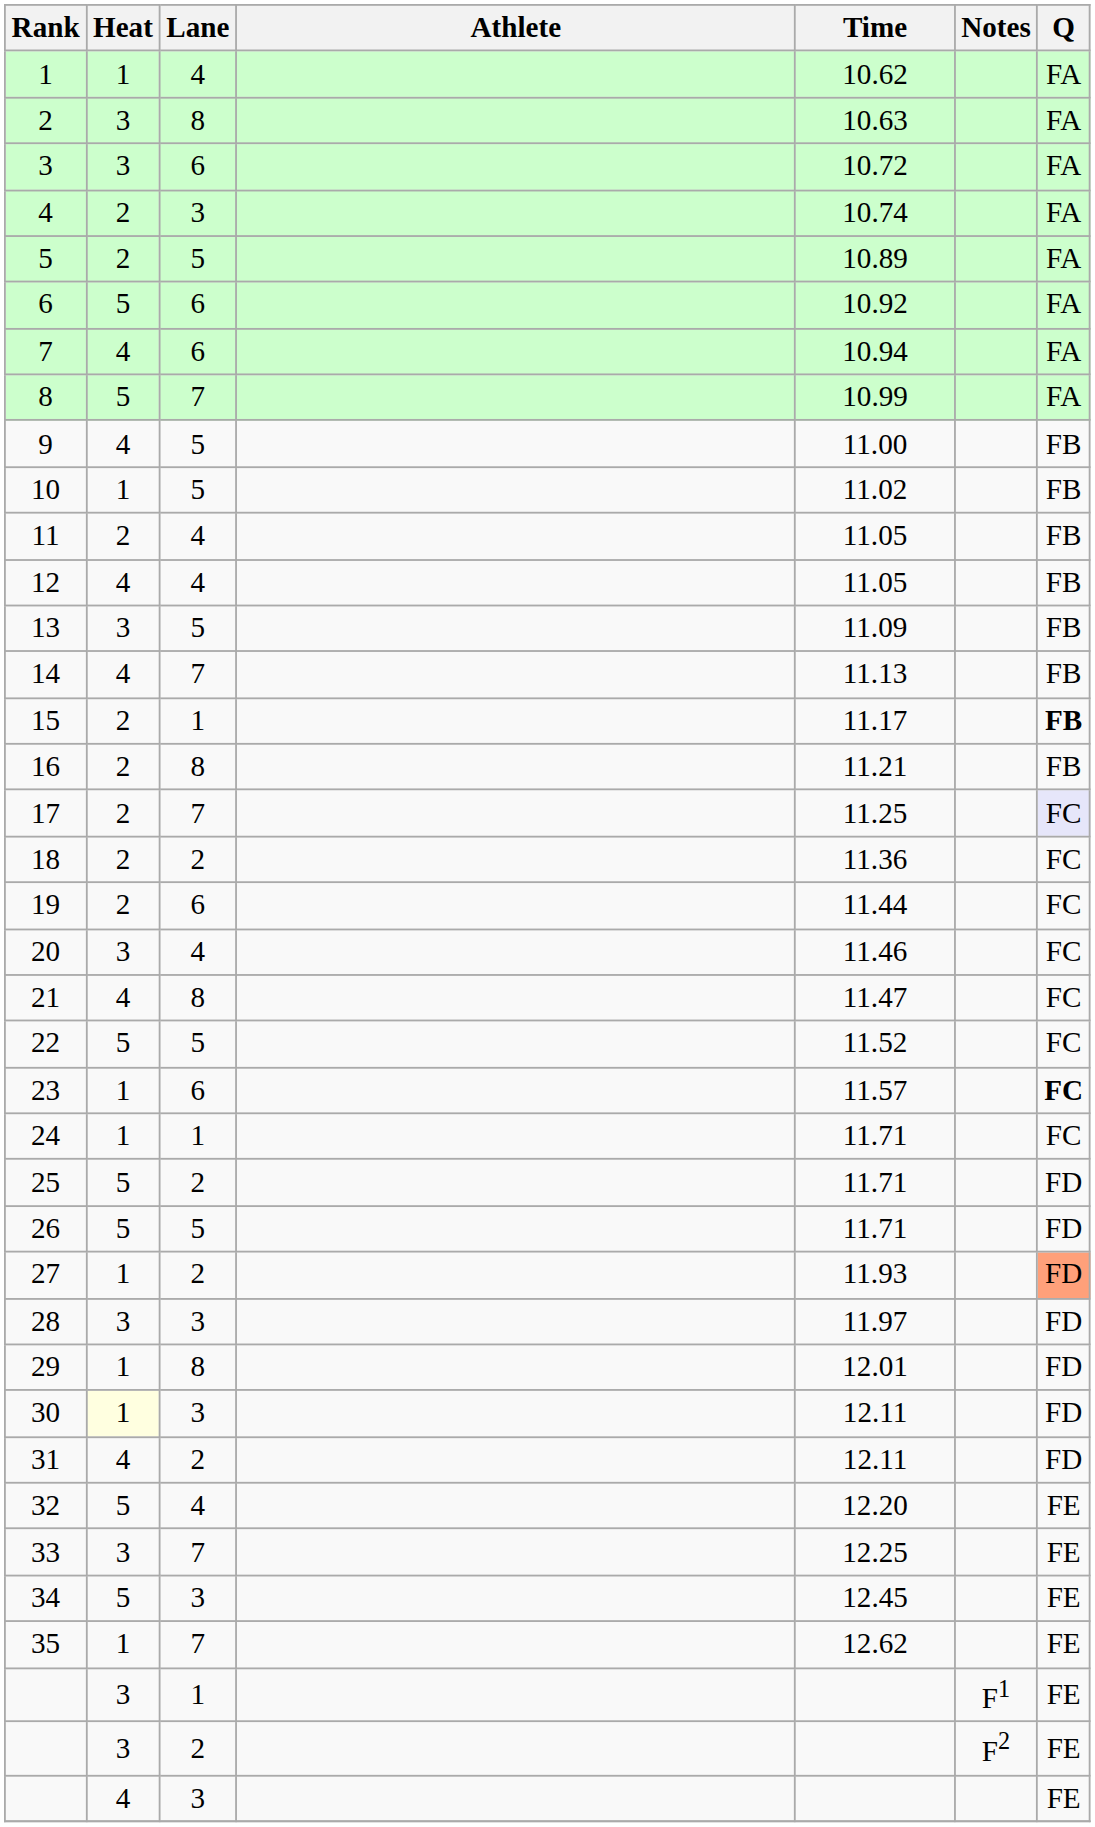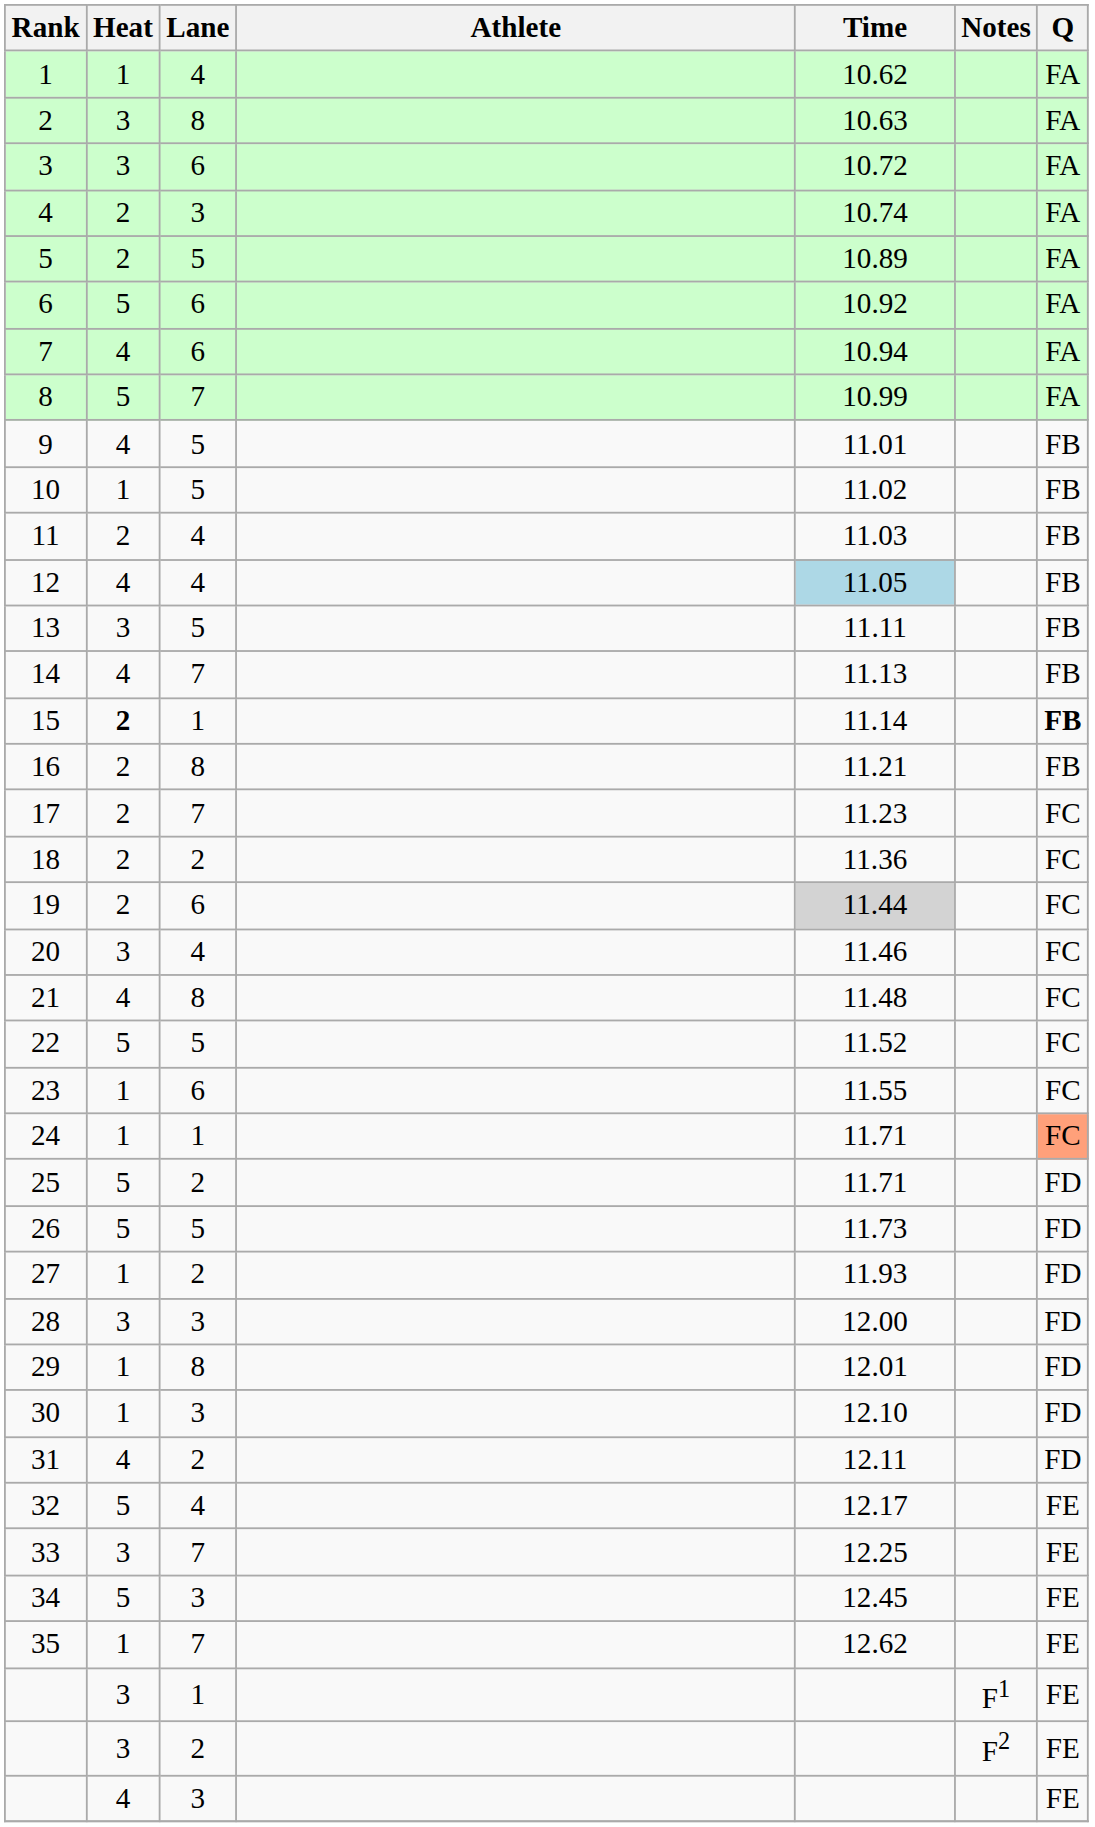(875, 443) 11.00 -> (875, 443) 11.01
(875, 535) 11.05 -> (875, 535) 11.03
(875, 581) no background -> (875, 581) lightblue background
(875, 627) 11.09 -> (875, 627) 11.11
(123, 720) normal -> (123, 720) bold
(875, 720) 11.17 -> (875, 720) 11.14
(875, 812) 11.25 -> (875, 812) 11.23
(1064, 812) lavender background -> (1063, 812) no background
(875, 905) no background -> (875, 905) lightgrey background
(875, 997) 11.47 -> (875, 997) 11.48
(875, 1089) 11.57 -> (875, 1089) 11.55
(1064, 1089) bold -> (1063, 1089) normal
(1064, 1135) no background -> (1063, 1135) lightsalmon background
(875, 1228) 11.71 -> (875, 1228) 11.73
(1064, 1274) lightsalmon background -> (1063, 1274) no background
(875, 1320) 11.97 -> (875, 1320) 12.00
(123, 1413) lightyellow background -> (123, 1413) no background
(875, 1413) 12.11 -> (875, 1413) 12.10
(875, 1505) 12.20 -> (875, 1505) 12.17
